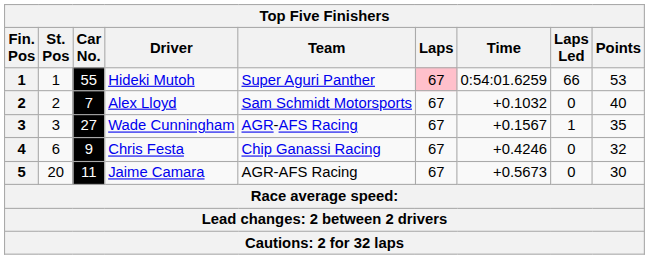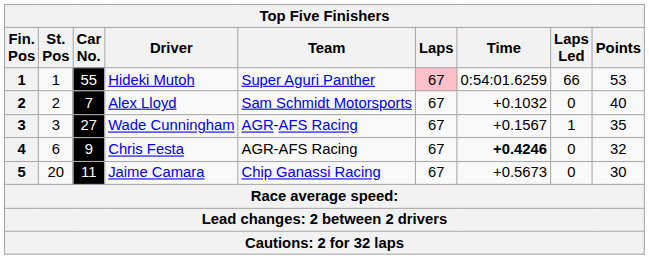(311, 149) Chip Ganassi Racing -> (300, 149) AGR-AFS Racing
(520, 149) normal -> (520, 149) bold
(300, 172) AGR-AFS Racing -> (311, 172) Chip Ganassi Racing
